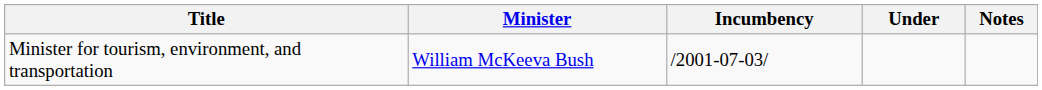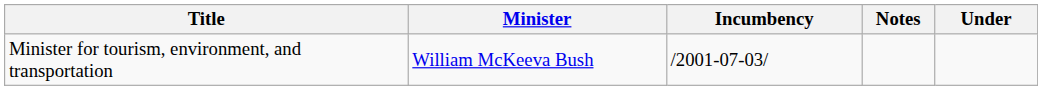columns swapped: (914, 19) <-> (1002, 19)
